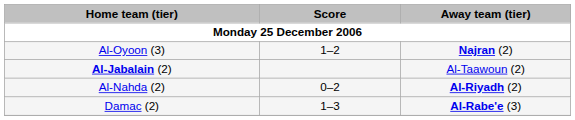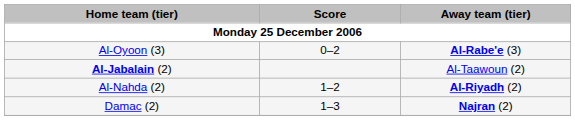(330, 51) 1–2 -> (330, 51) 0–2
(486, 51) Najran (2) -> (486, 51) Al-Rabe'e (3)
(330, 88) 0–2 -> (330, 88) 1–2
(486, 106) Al-Rabe'e (3) -> (486, 106) Najran (2)
